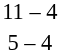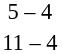rows swapped: (30, 12) <-> (30, 42)
